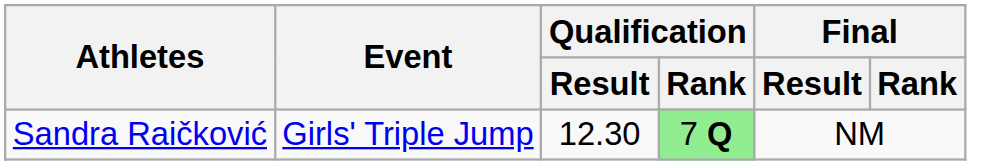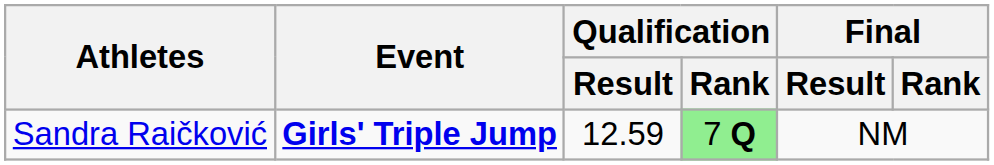(408, 135) normal -> (420, 135) bold
(600, 135) 12.30 -> (623, 135) 12.59
